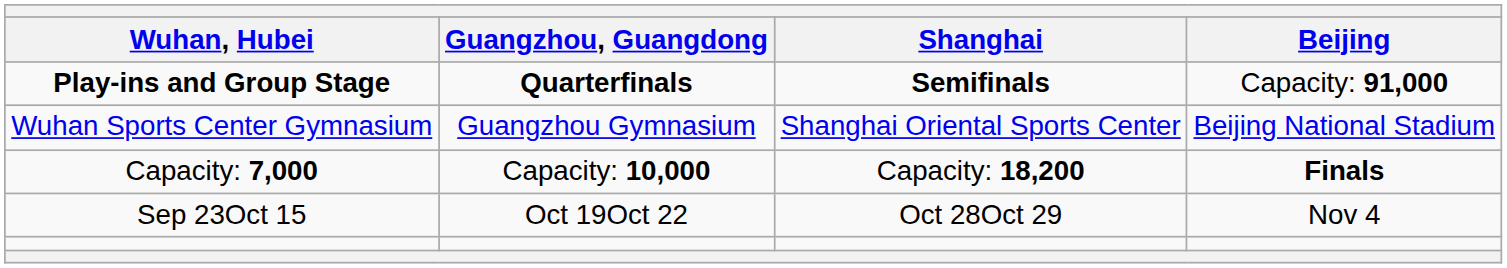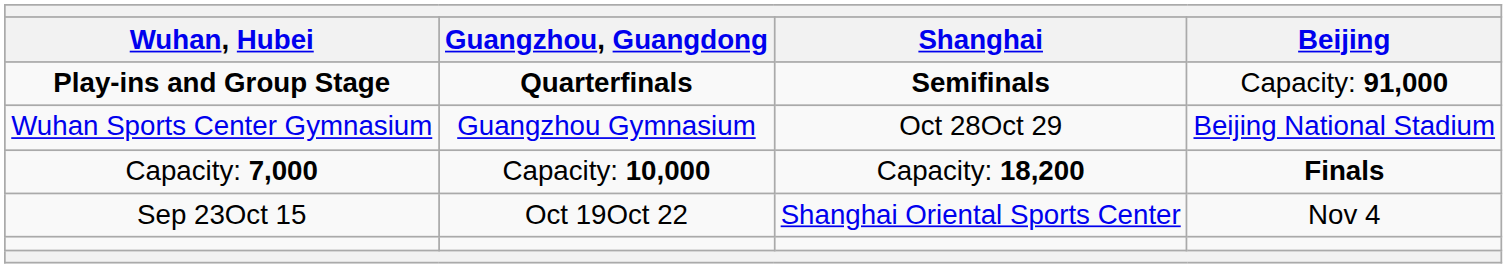(981, 127) Shanghai Oriental Sports Center -> (981, 127) Oct 28Oct 29
(981, 214) Oct 28Oct 29 -> (981, 214) Shanghai Oriental Sports Center
